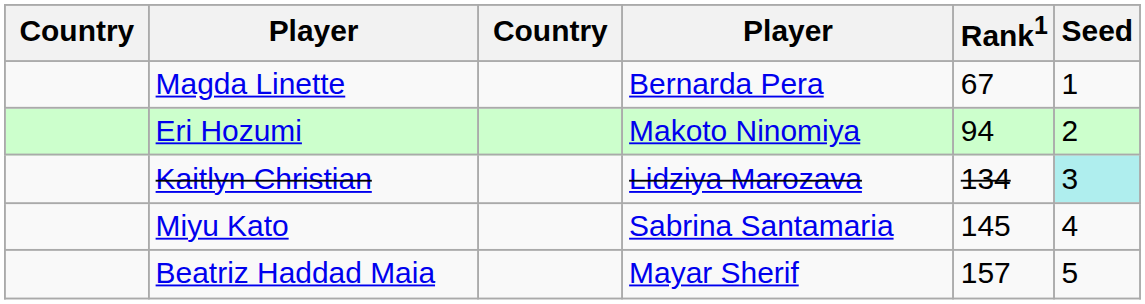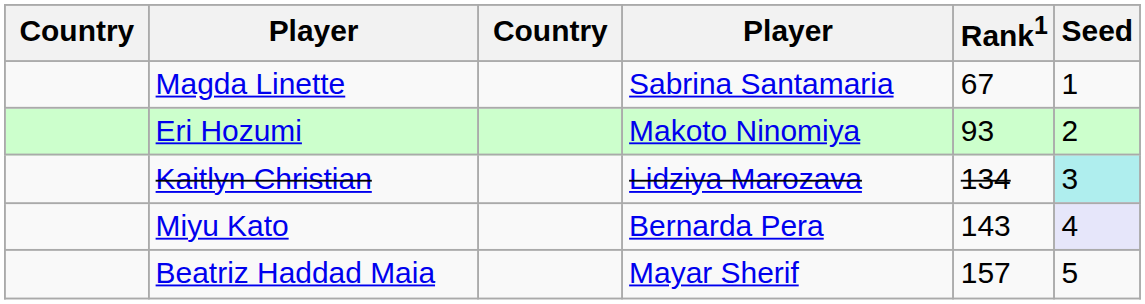(726, 83) Bernarda Pera -> (761, 83) Sabrina Santamaria
(977, 131) 94 -> (977, 131) 93
(761, 226) Sabrina Santamaria -> (726, 226) Bernarda Pera
(986, 226) 145 -> (986, 226) 143
(1070, 226) no background -> (1070, 226) lavender background
